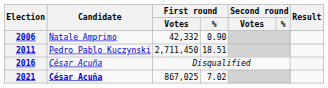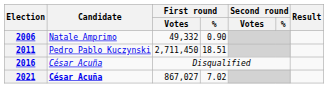(184, 37) 42,332 -> (184, 37) 49,332
(181, 77) 867,025 -> (181, 77) 867,027
